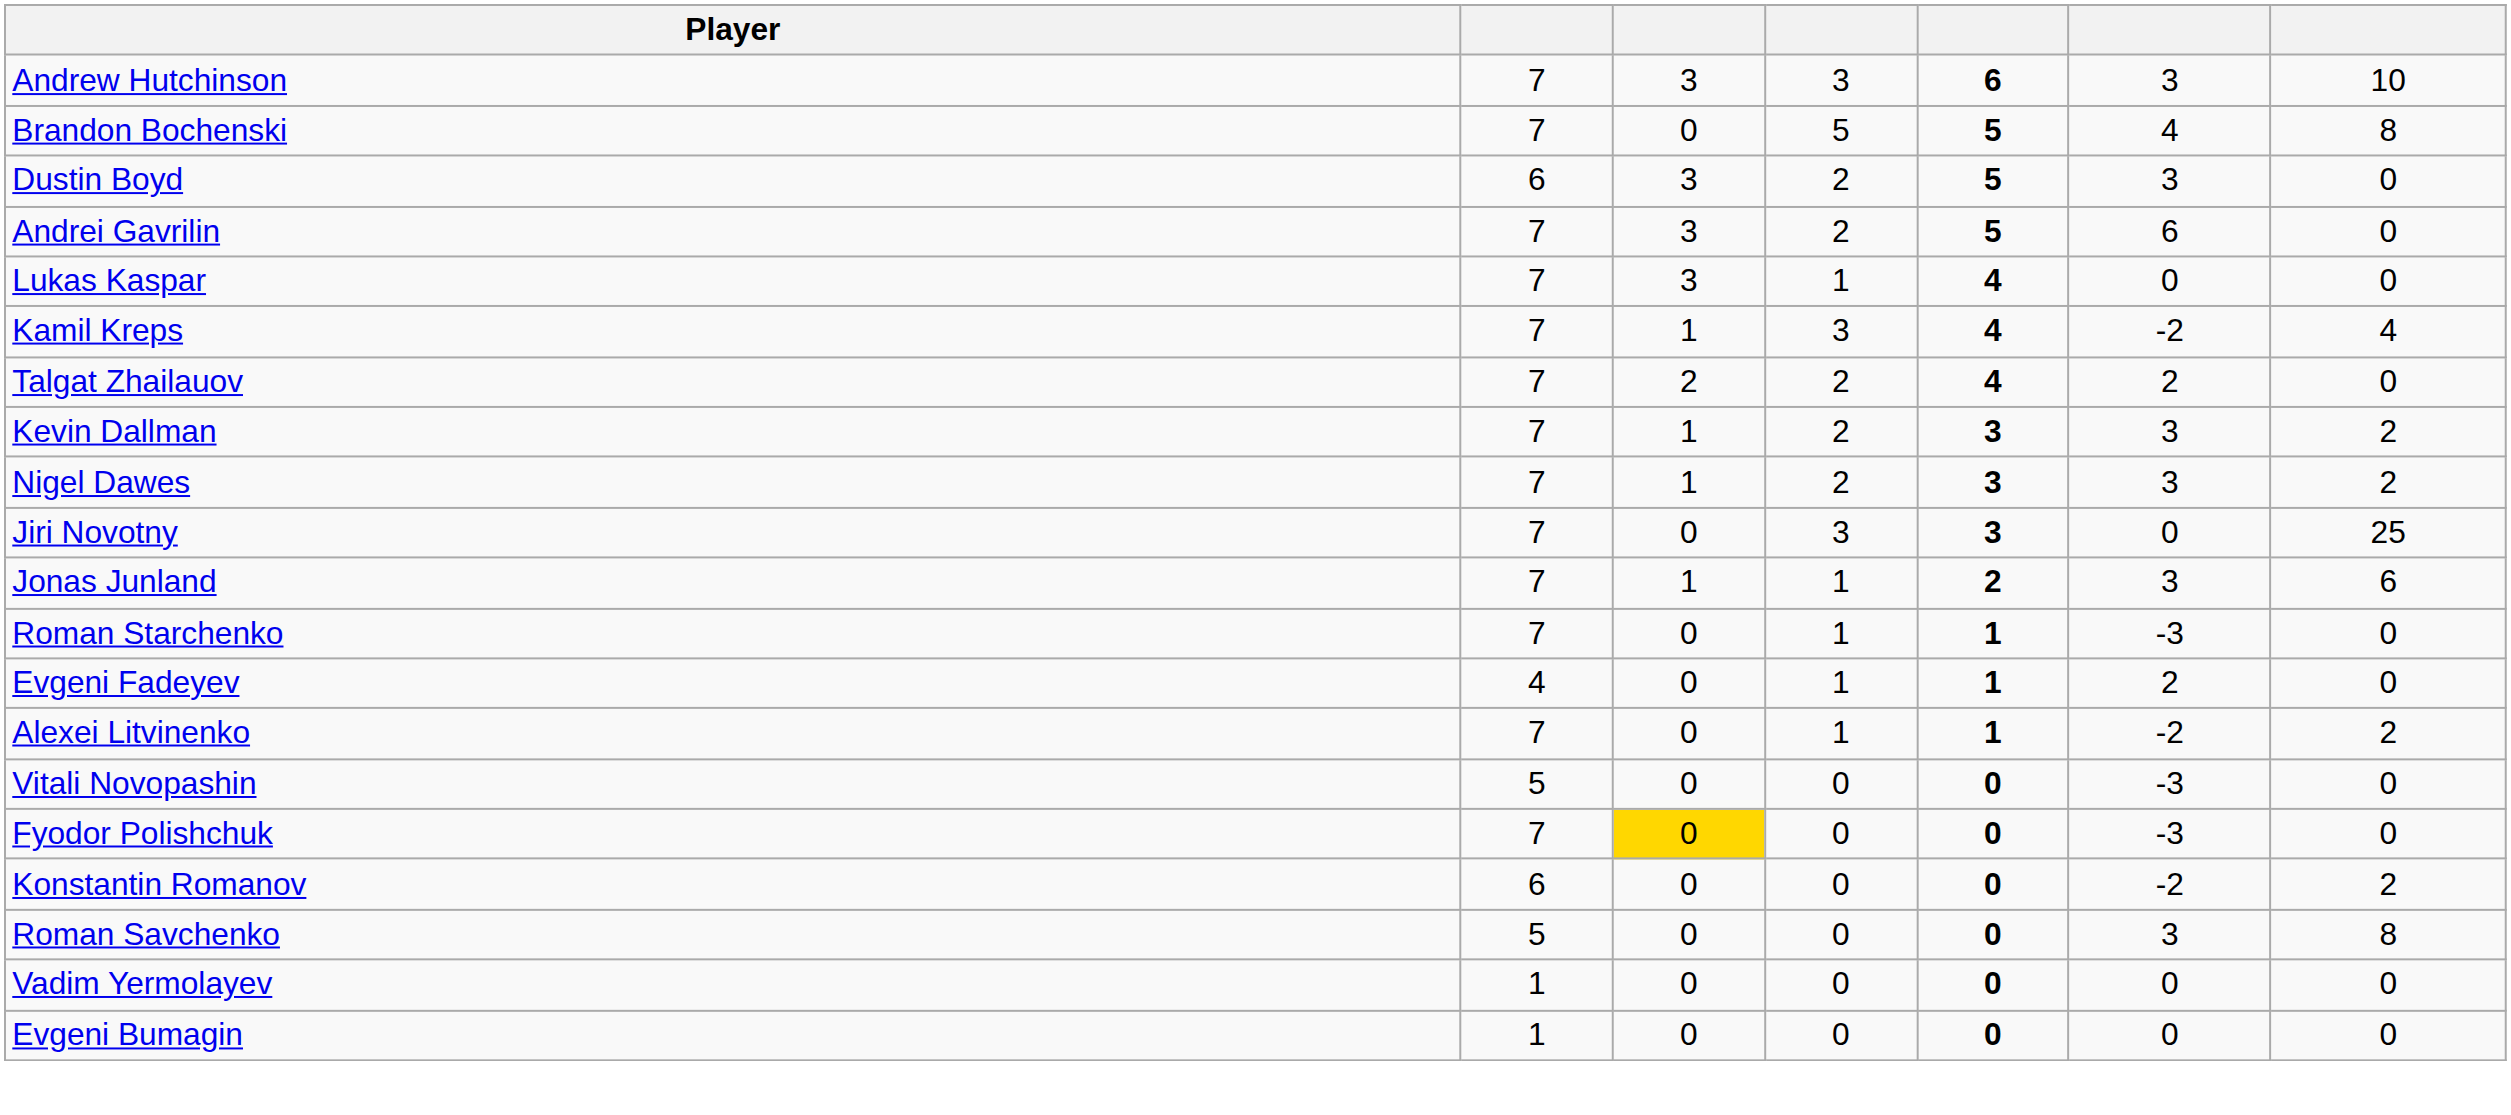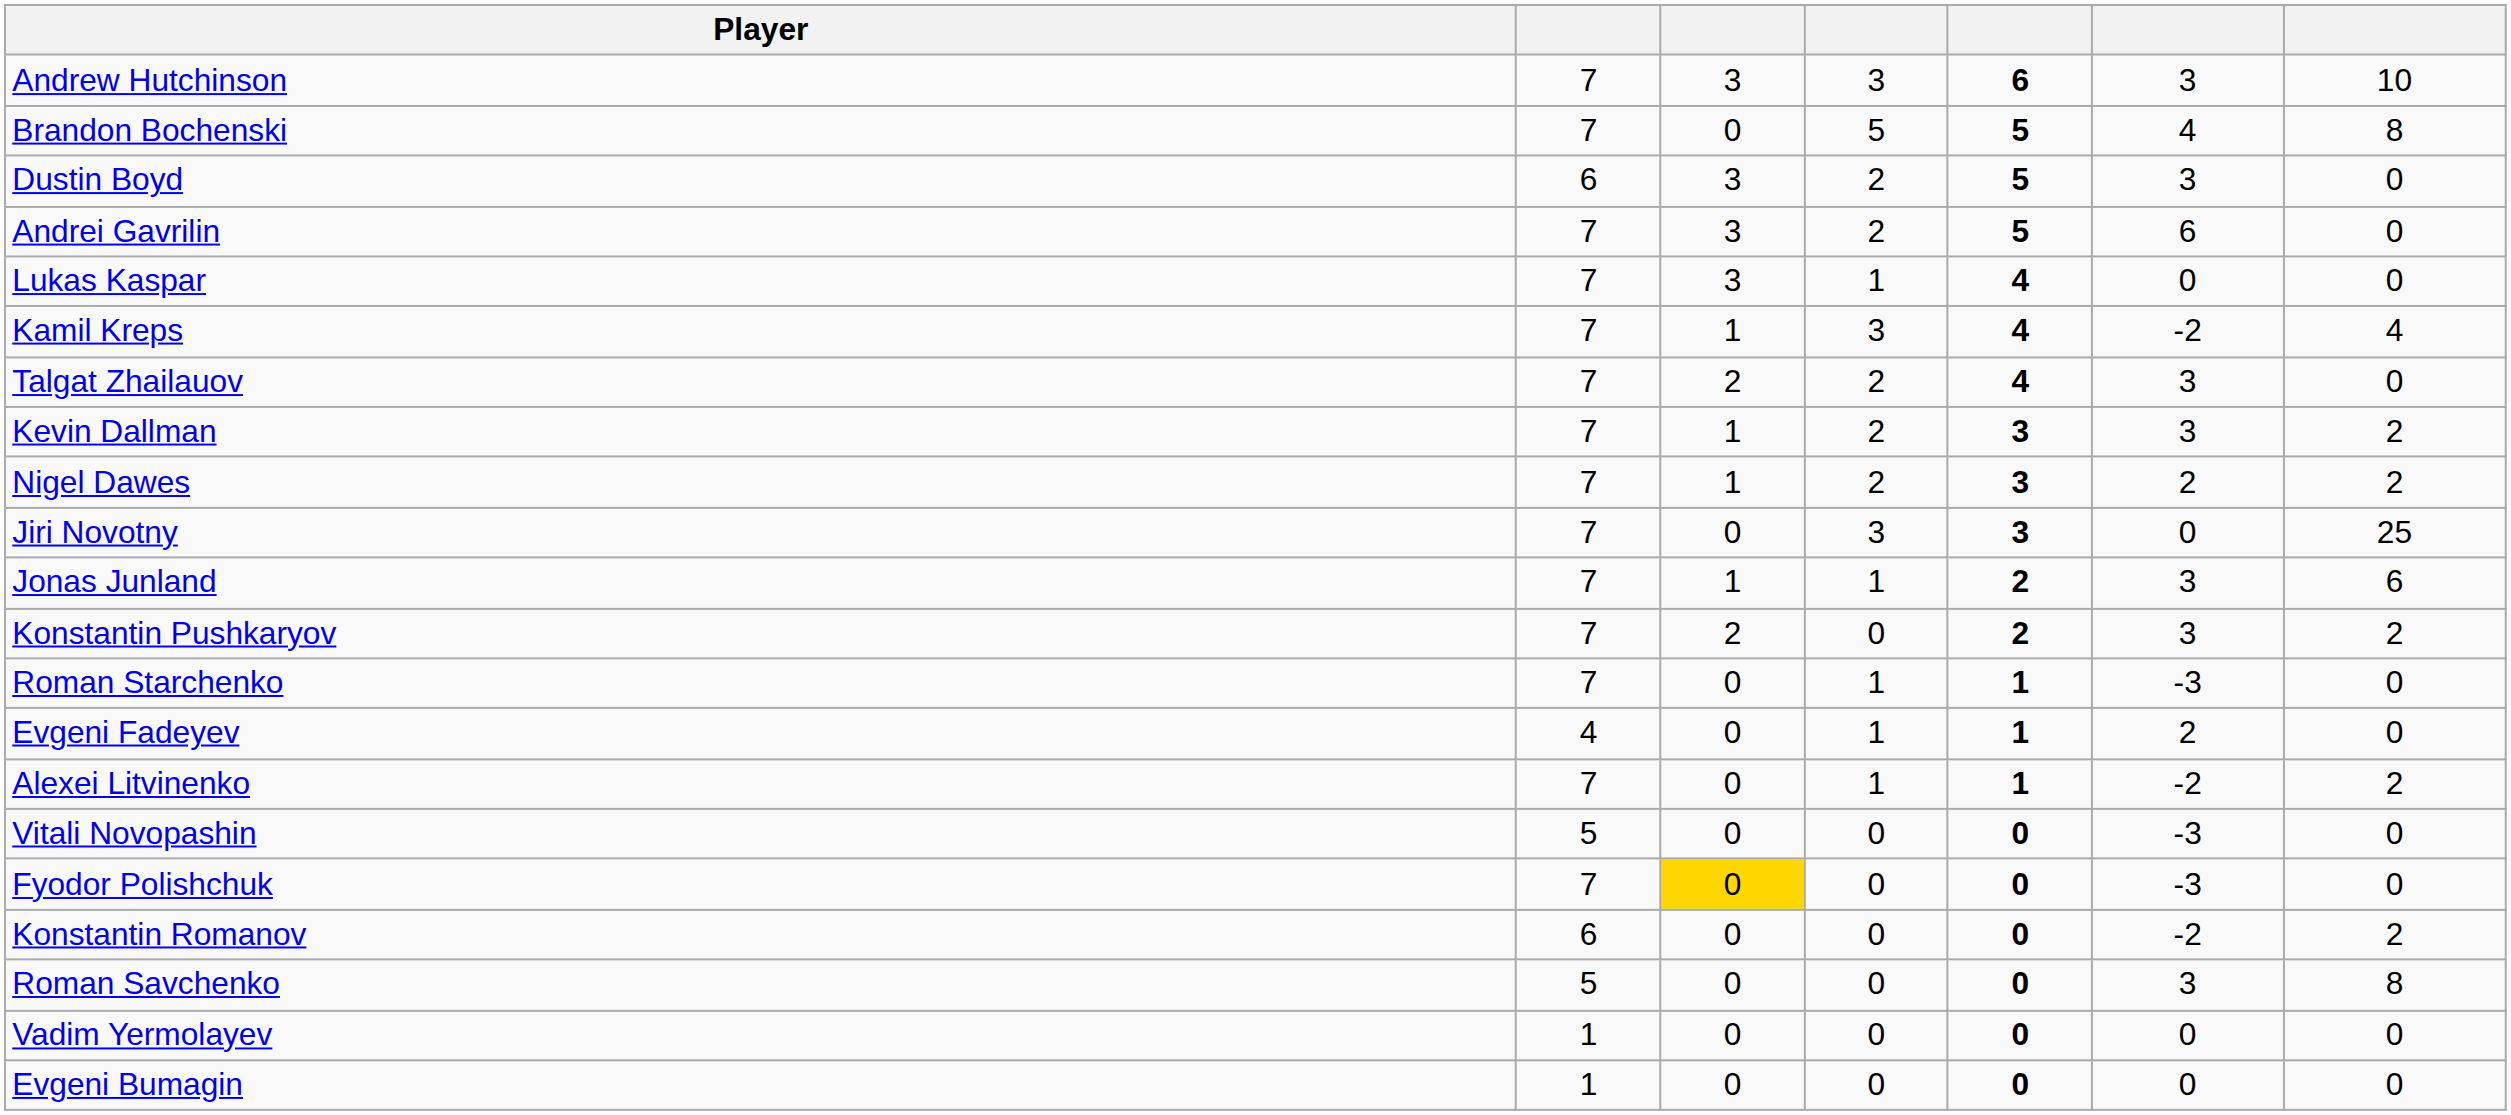(2170, 381) 2 -> (2188, 381) 3
(2170, 481) 3 -> (2188, 481) 2
+ row: (174, 632)
